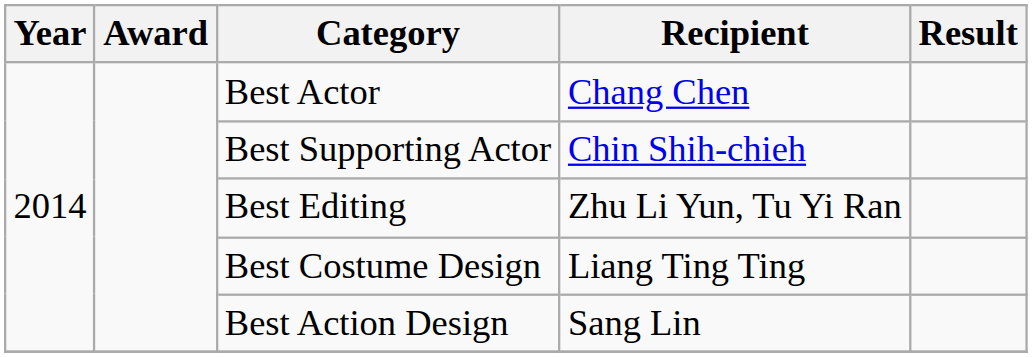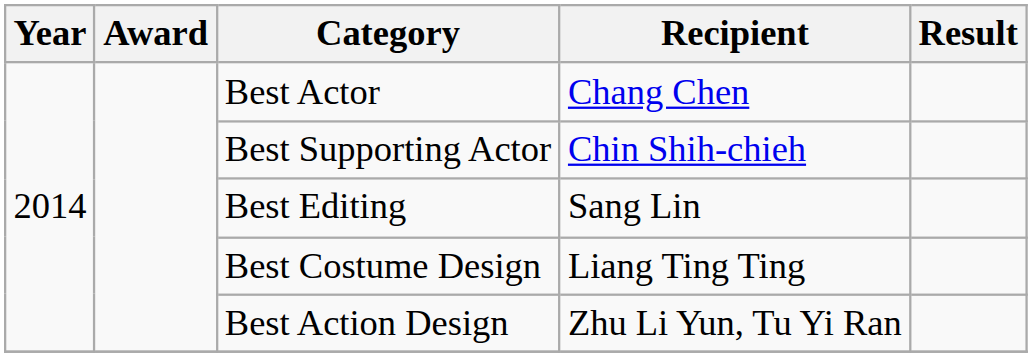(735, 206) Zhu Li Yun, Tu Yi Ran -> (634, 206) Sang Lin
(634, 322) Sang Lin -> (735, 322) Zhu Li Yun, Tu Yi Ran
